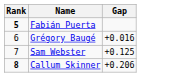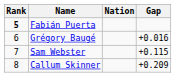+ column: (119, 11)
(119, 52) +0.125 -> (153, 52) +0.115
(16, 65) bold -> (16, 65) normal
(119, 65) +0.206 -> (153, 65) +0.209
